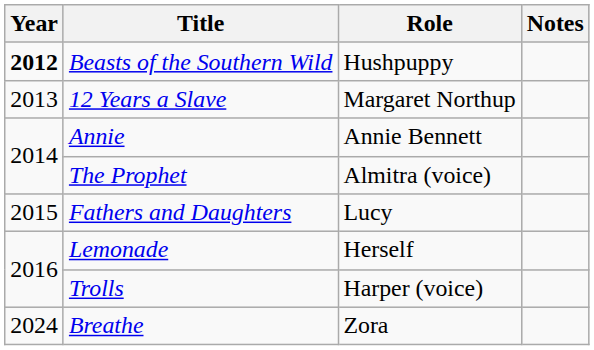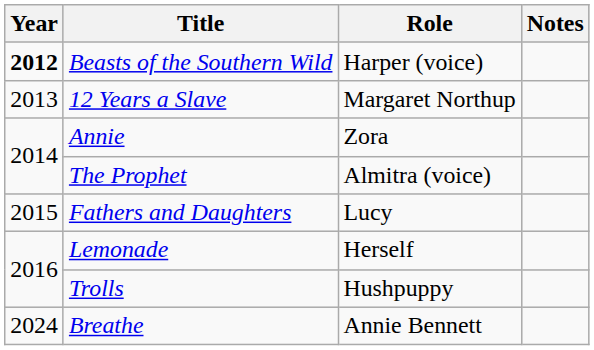(398, 61) Hushpuppy -> (413, 61) Harper (voice)
(413, 136) Annie Bennett -> (366, 136) Zora
(413, 288) Harper (voice) -> (398, 288) Hushpuppy
(366, 325) Zora -> (413, 325) Annie Bennett
